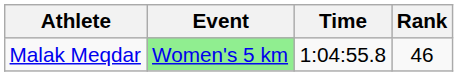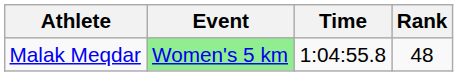(422, 54) 46 -> (422, 54) 48
